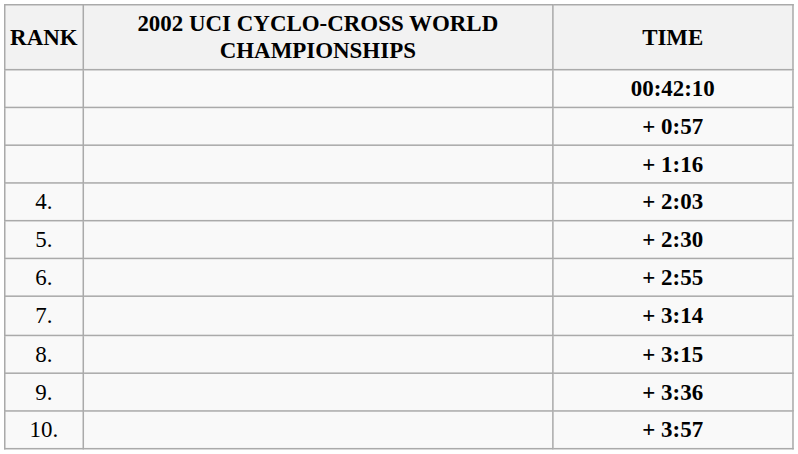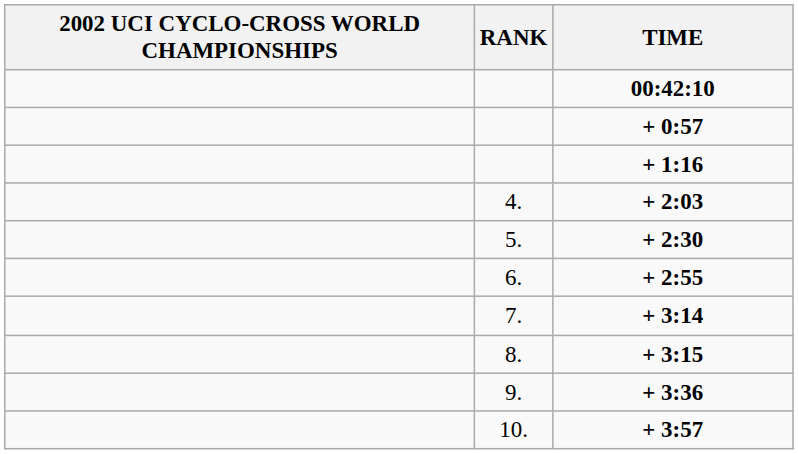columns swapped: (44, 37) <-> (318, 37)
